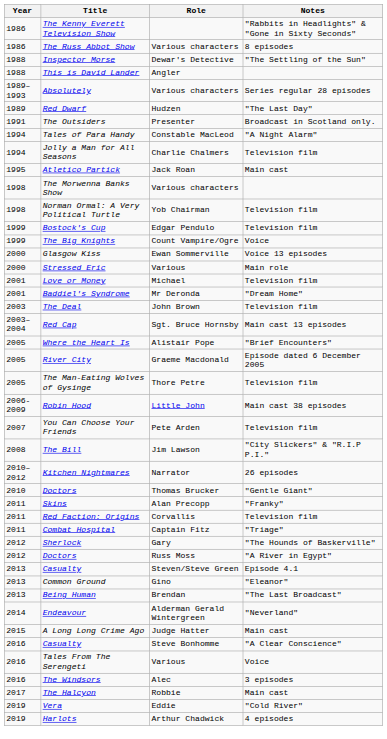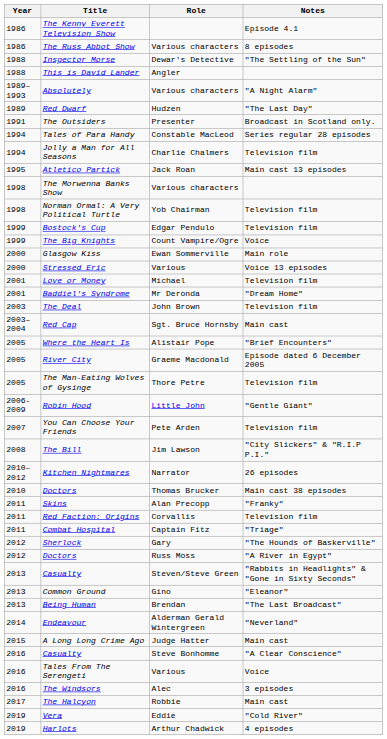(305, 29) "Rabbits in Headlights" & "Gone in Sixty Seconds" -> (271, 29) Episode 4.1
(308, 91) Series regular 28 episodes -> (281, 91) "A Night Alarm"
(281, 135) "A Night Alarm" -> (308, 135) Series regular 28 episodes
(267, 170) Main cast -> (296, 170) Main cast 13 episodes
(286, 254) Voice 13 episodes -> (267, 254) Main role
(267, 268) Main role -> (286, 268) Voice 13 episodes
(296, 325) Main cast 13 episodes -> (267, 325) Main cast
(296, 405) Main cast 38 episodes -> (279, 405) "Gentle Giant"
(279, 490) "Gentle Giant" -> (296, 490) Main cast 38 episodes
(271, 569) Episode 4.1 -> (305, 574) "Rabbits in Headlights" & "Gone in Sixty Seconds"
